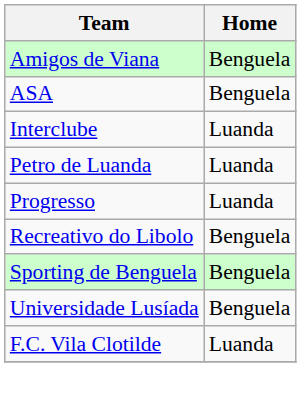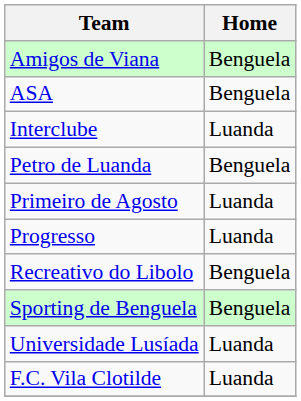(241, 165) Luanda -> (250, 165) Benguela
+ row: (94, 200)
(250, 307) Benguela -> (241, 343) Luanda
